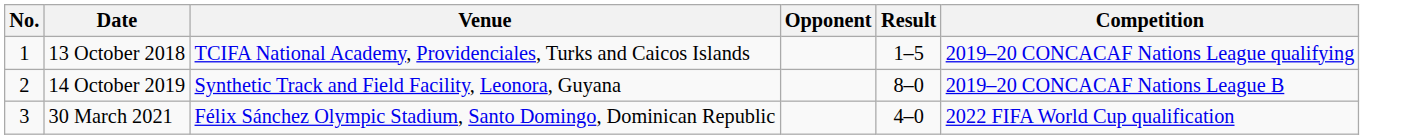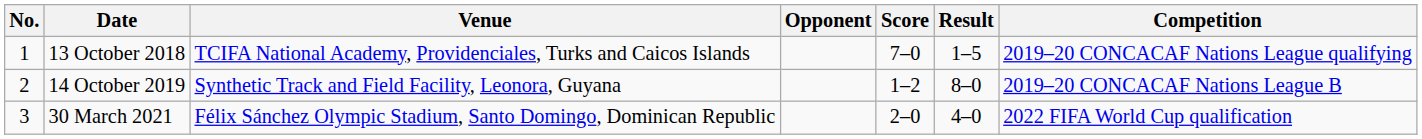+ column: (905, 20)
